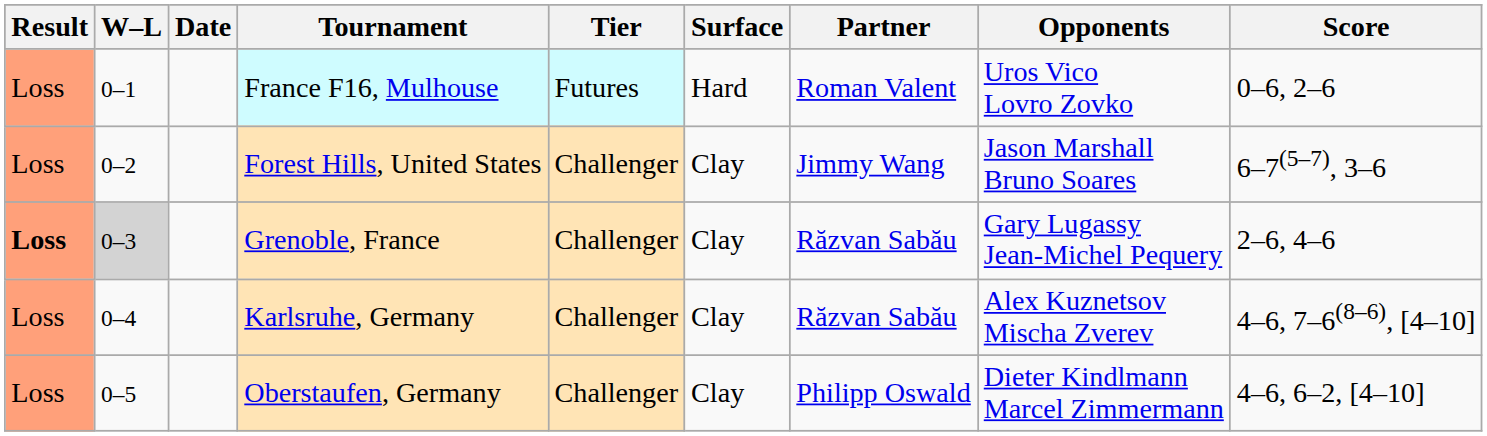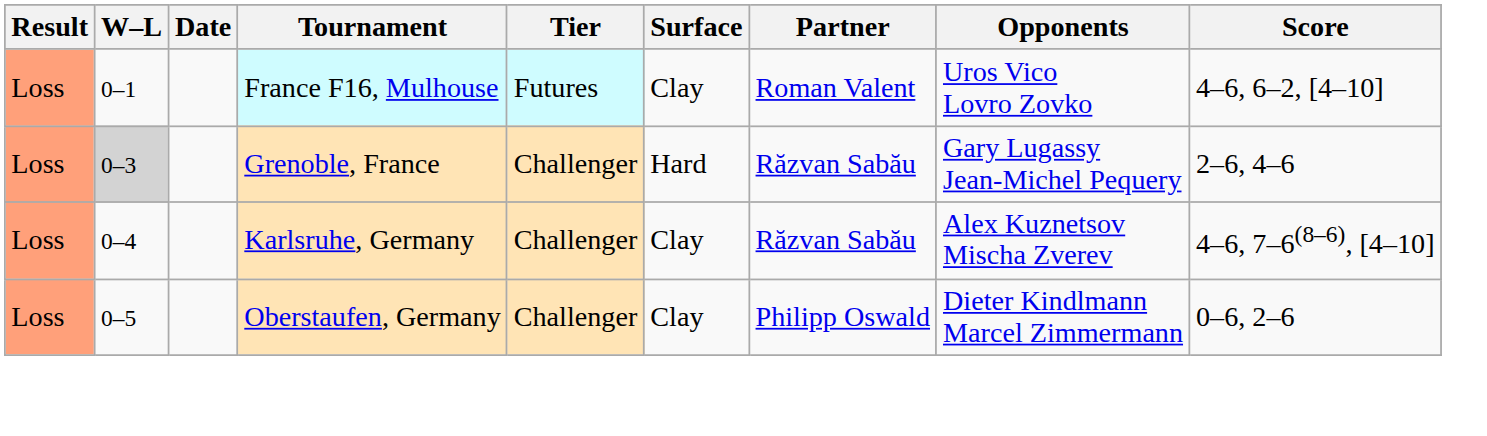(719, 87) Hard -> (677, 87) Clay
(1286, 87) 0–6, 2–6 -> (1290, 87) 4–6, 6–2, [4–10]
- row: (393, 163)
(39, 240) bold -> (38, 163) normal
(718, 240) Clay -> (678, 163) Hard
(1331, 392) 4–6, 6–2, [4–10] -> (1245, 316) 0–6, 2–6
